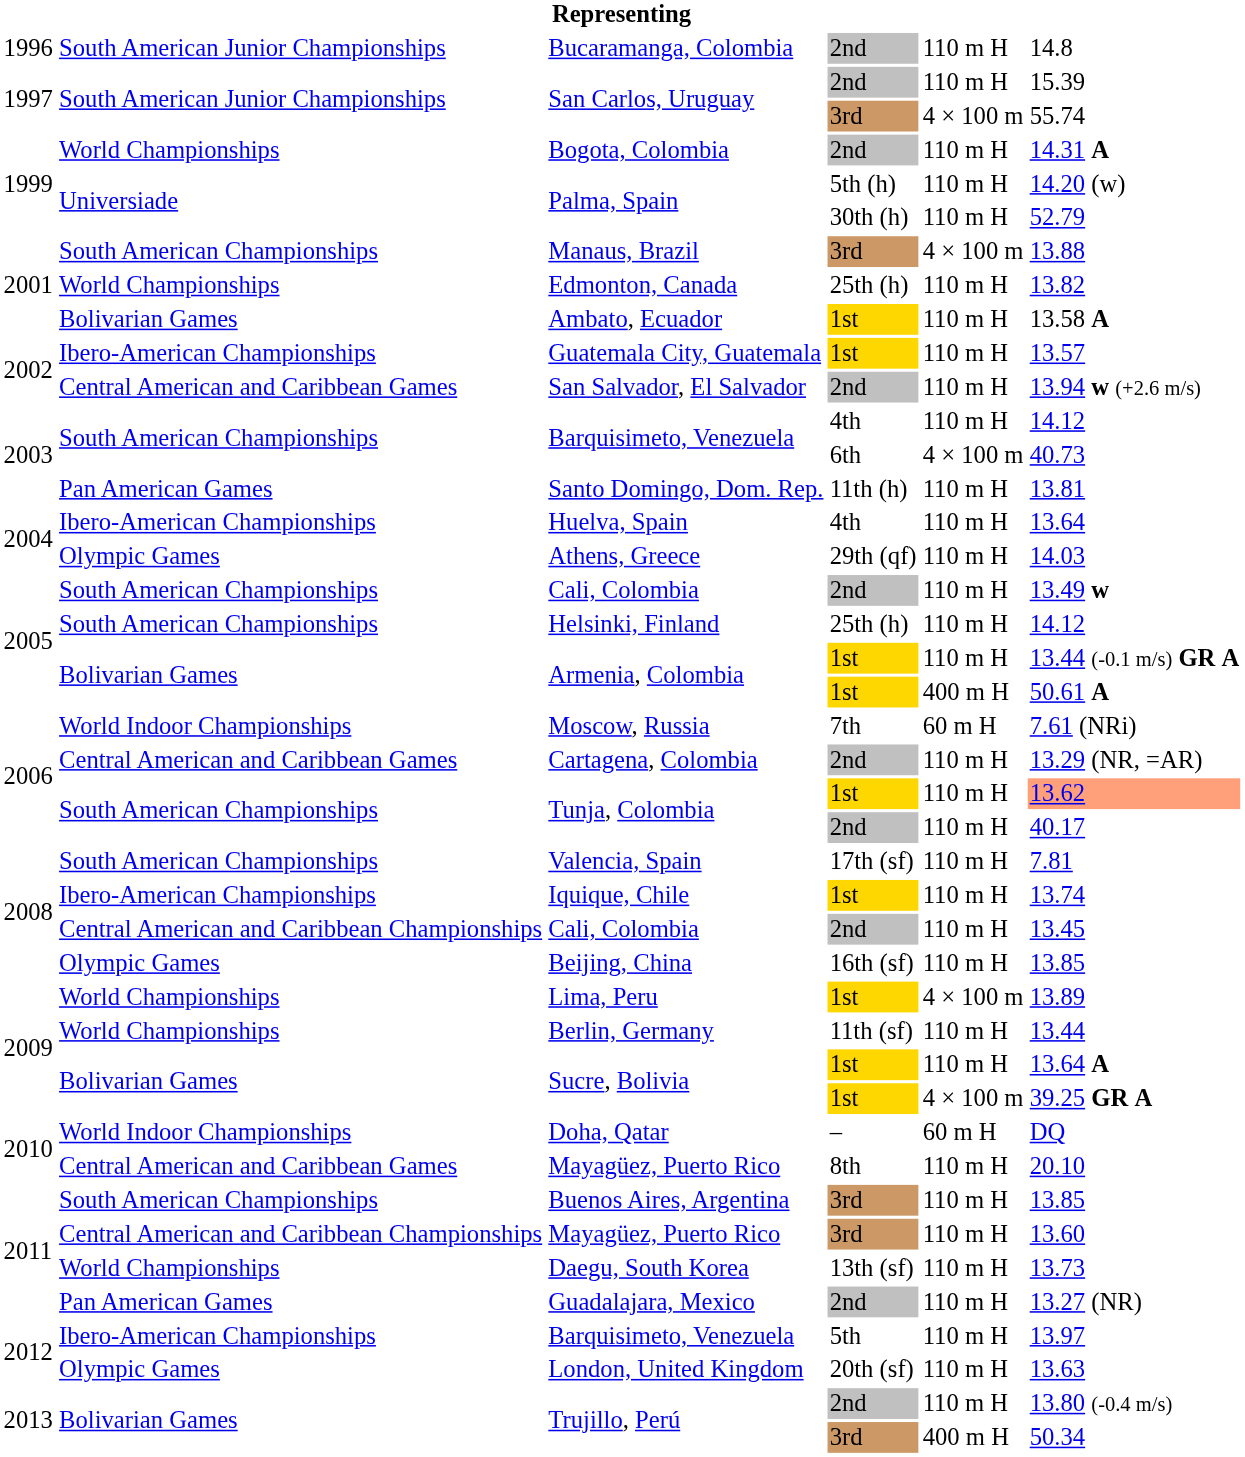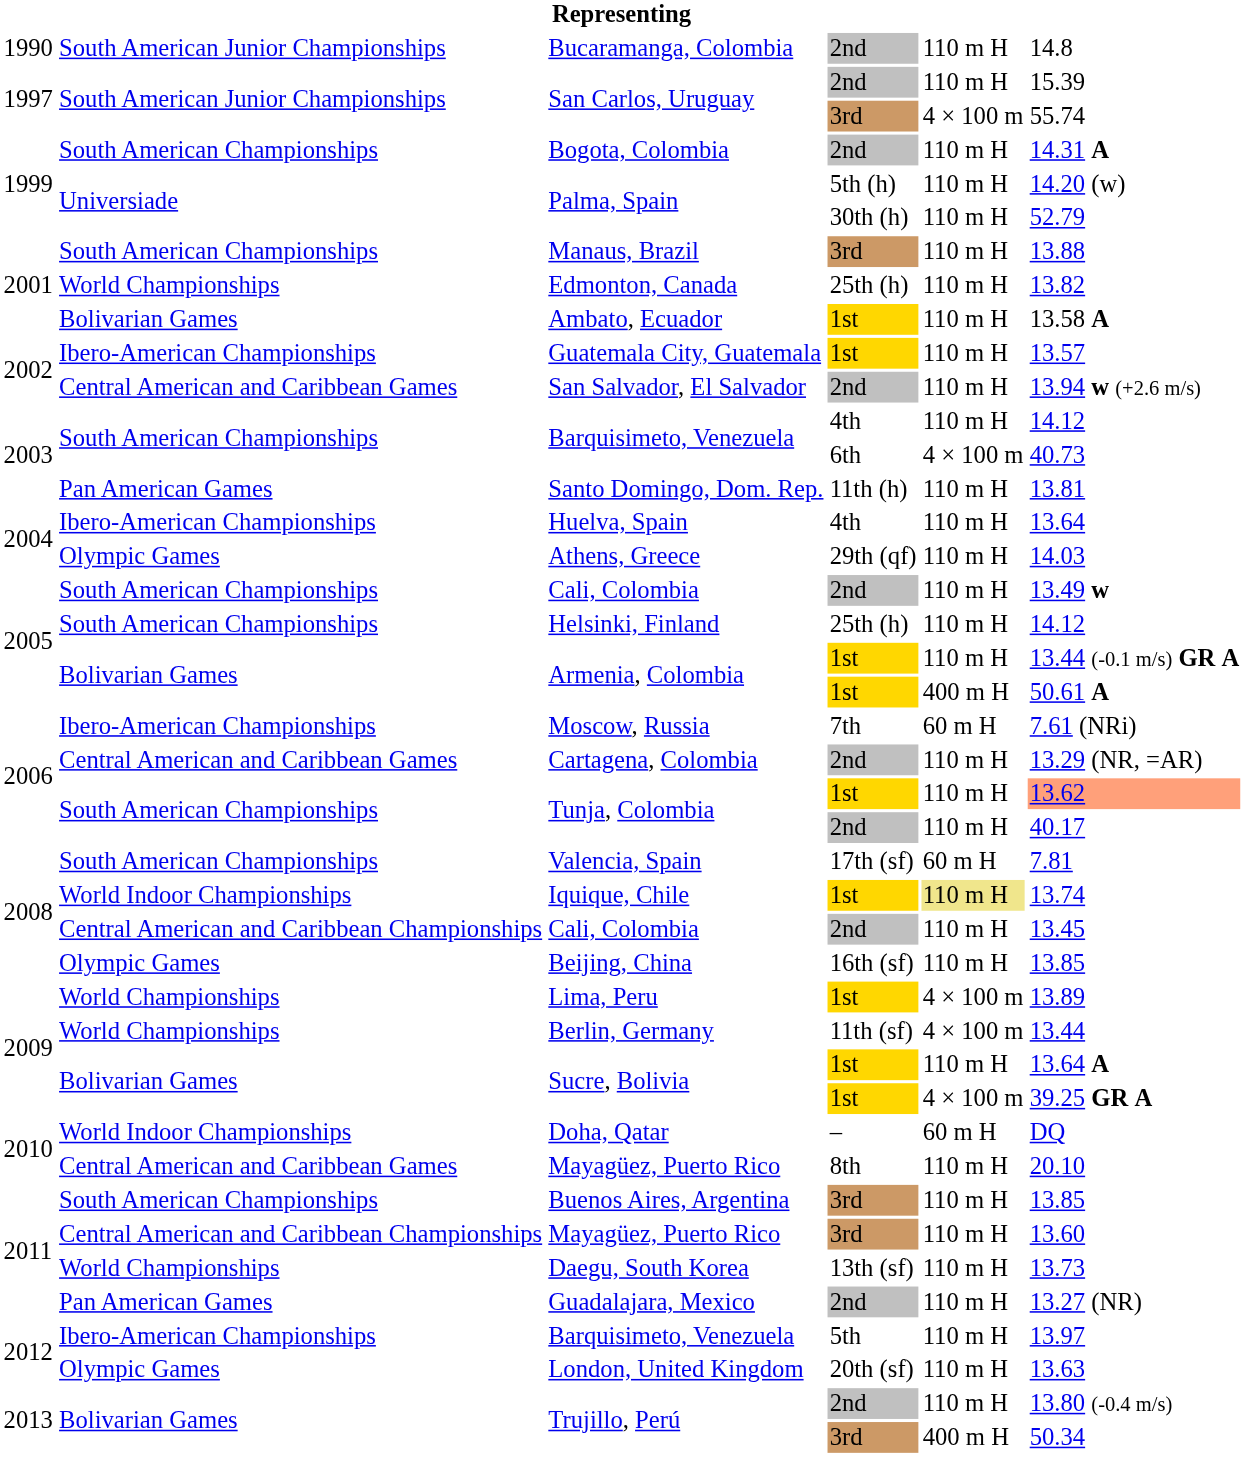(28, 48) 1996 -> (28, 48) 1990
(169, 149) World Championships -> (219, 149) South American Championships
(973, 251) 4 × 100 m -> (965, 251) 110 m H
(205, 725) World Indoor Championships -> (217, 725) Ibero-American Championships
(965, 861) 110 m H -> (960, 861) 60 m H
(217, 895) Ibero-American Championships -> (205, 895) World Indoor Championships
(965, 895) no background -> (965, 895) khaki background
(965, 1030) 110 m H -> (973, 1030) 4 × 100 m
